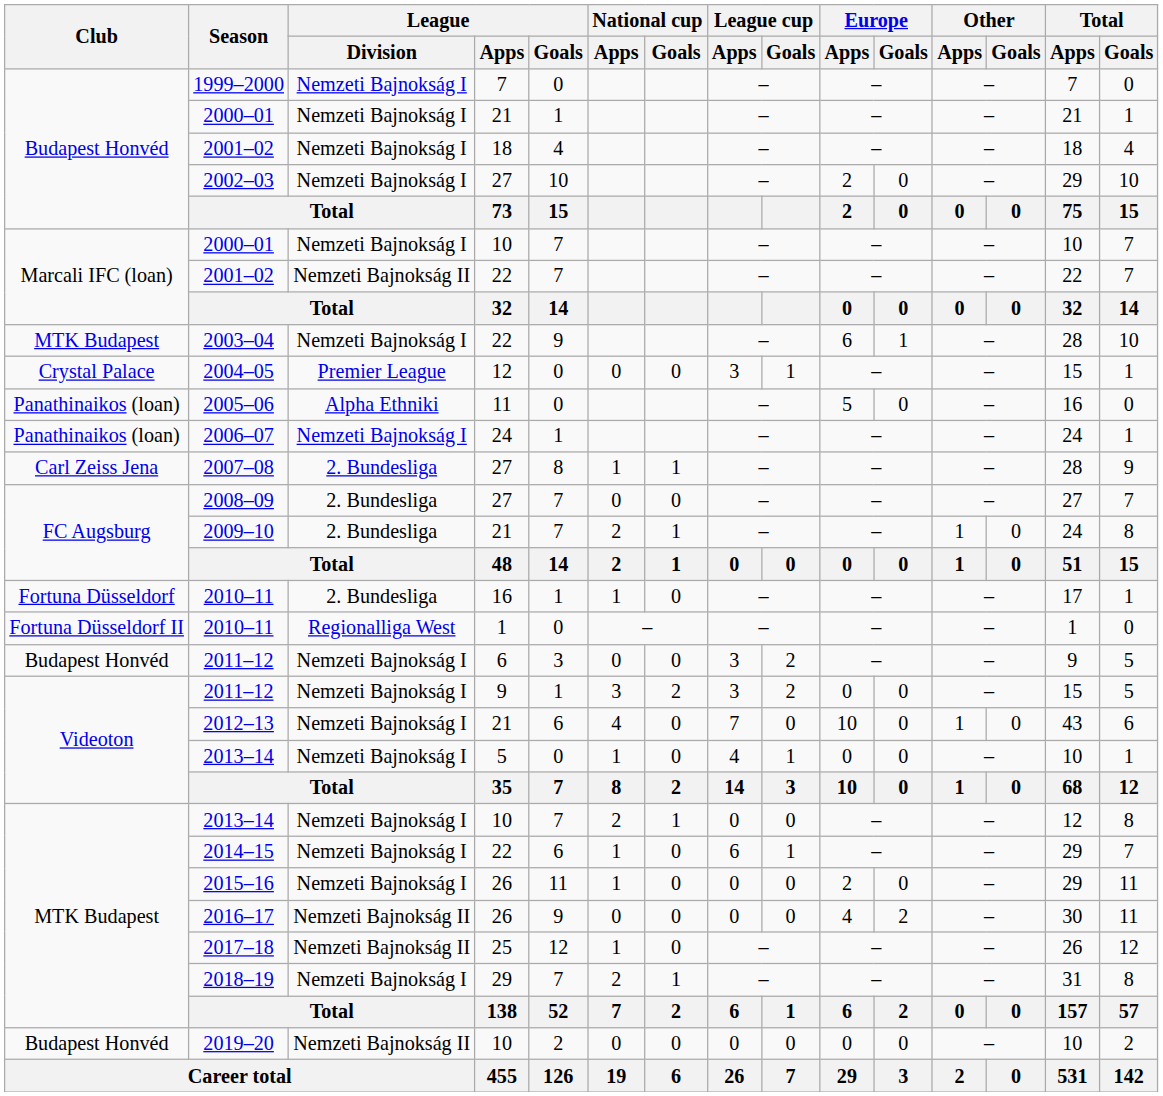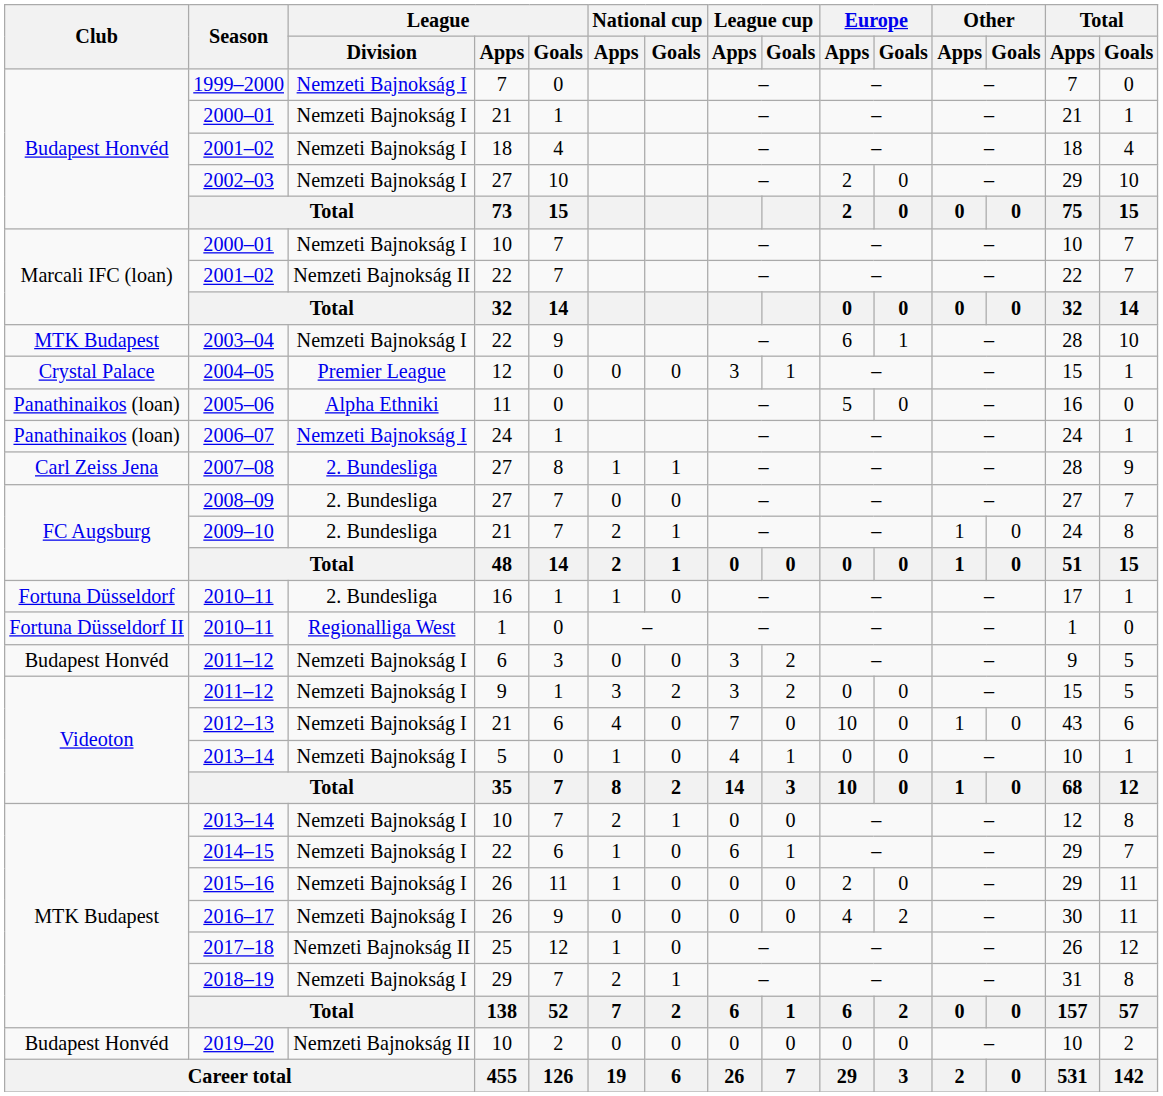(382, 915) Nemzeti Bajnokság II -> (382, 915) Nemzeti Bajnokság I
